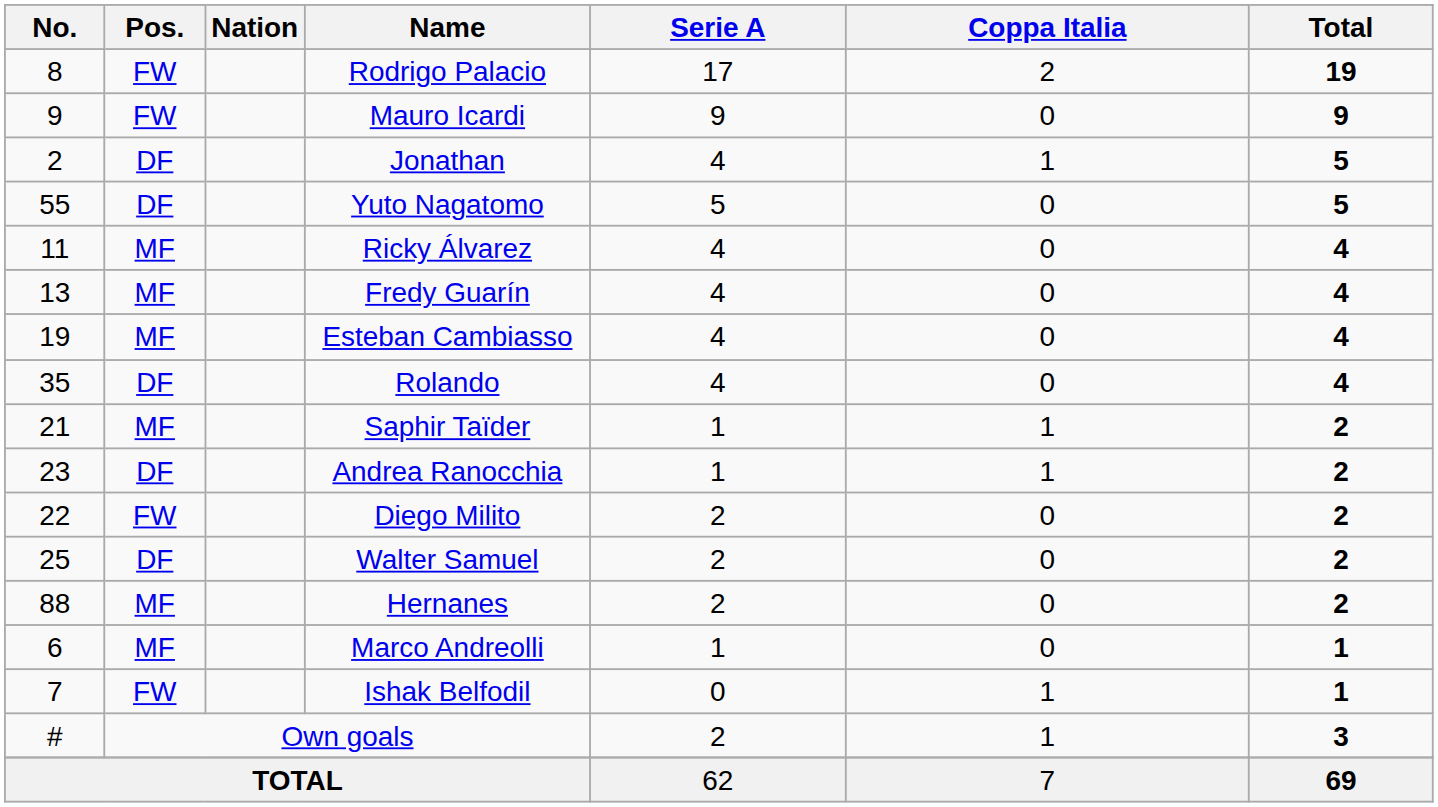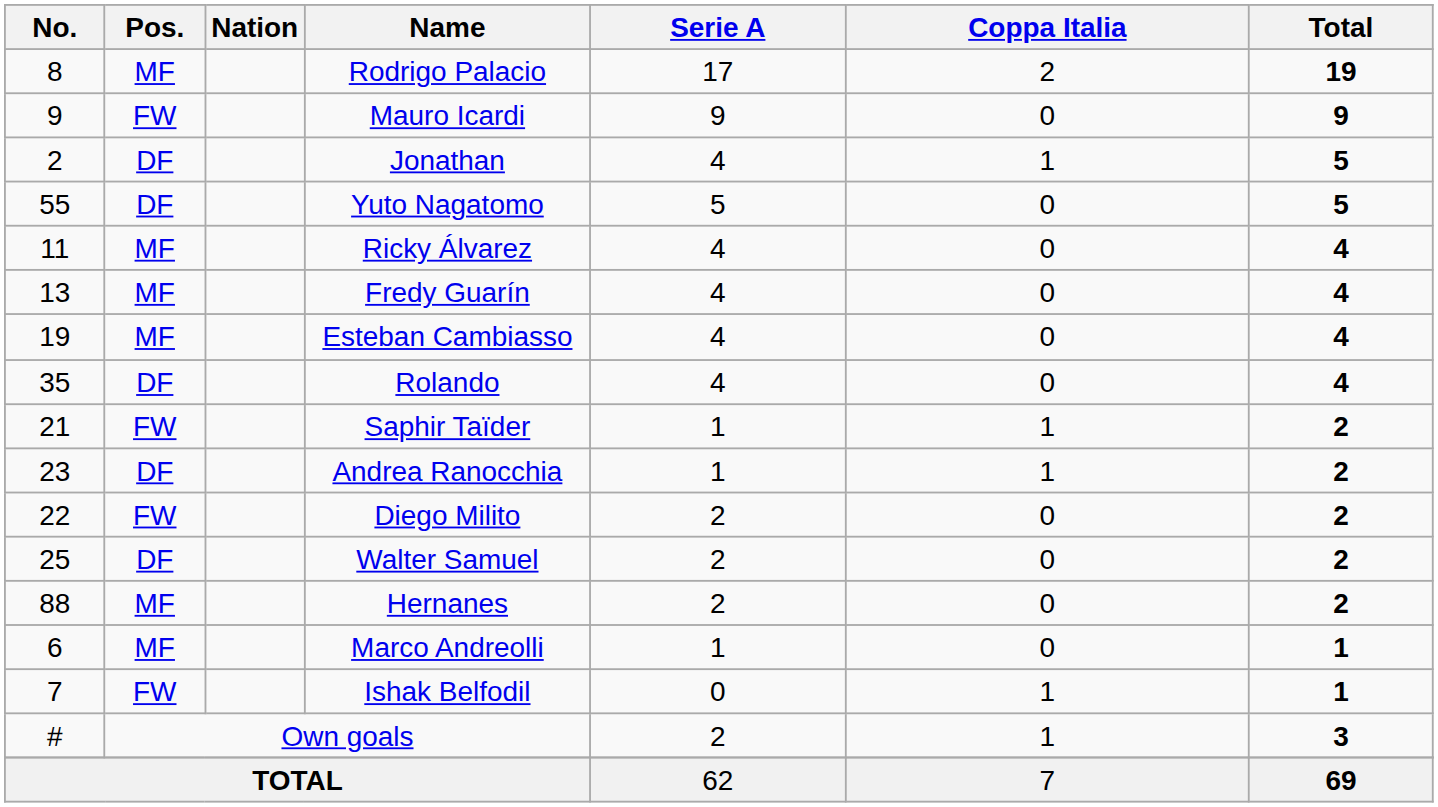(155, 72) FW -> (155, 72) MF
(155, 426) MF -> (155, 426) FW
